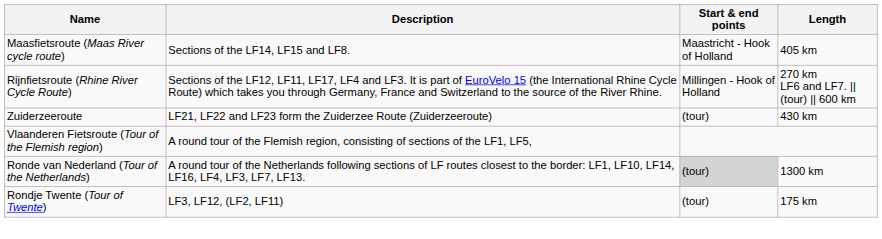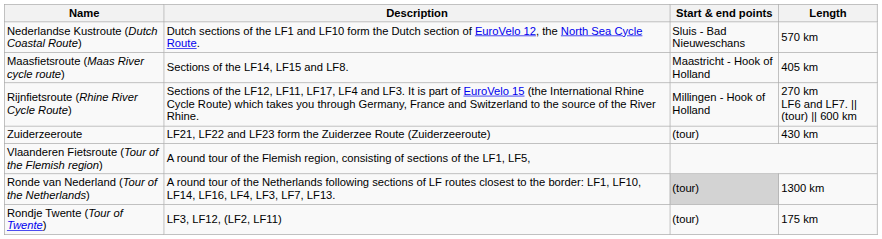+ row: (82, 37)
